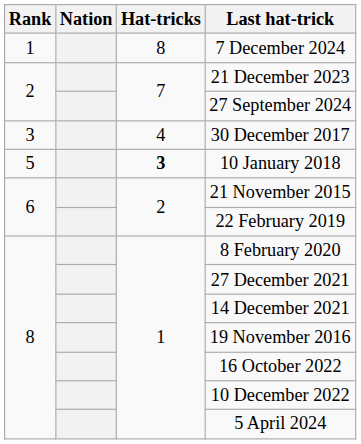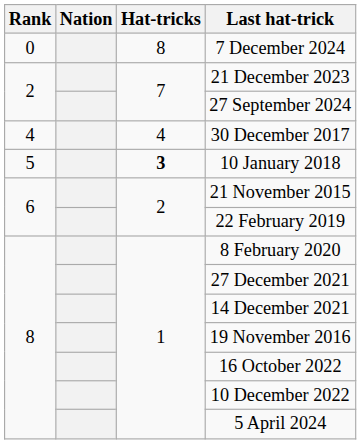(30, 47) 1 -> (30, 47) 0
(30, 134) 3 -> (30, 134) 4
